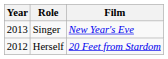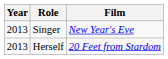(17, 46) 2012 -> (17, 46) 2013
